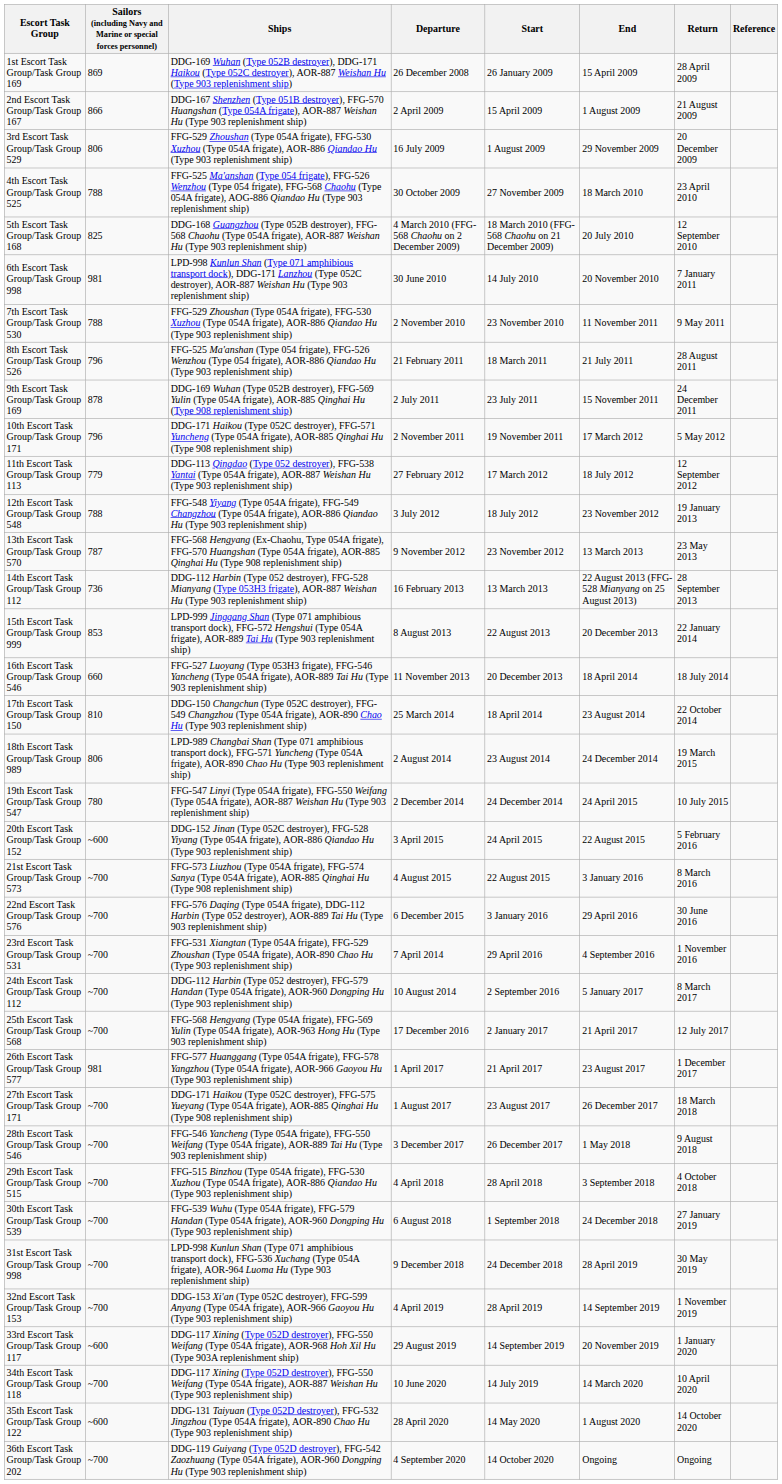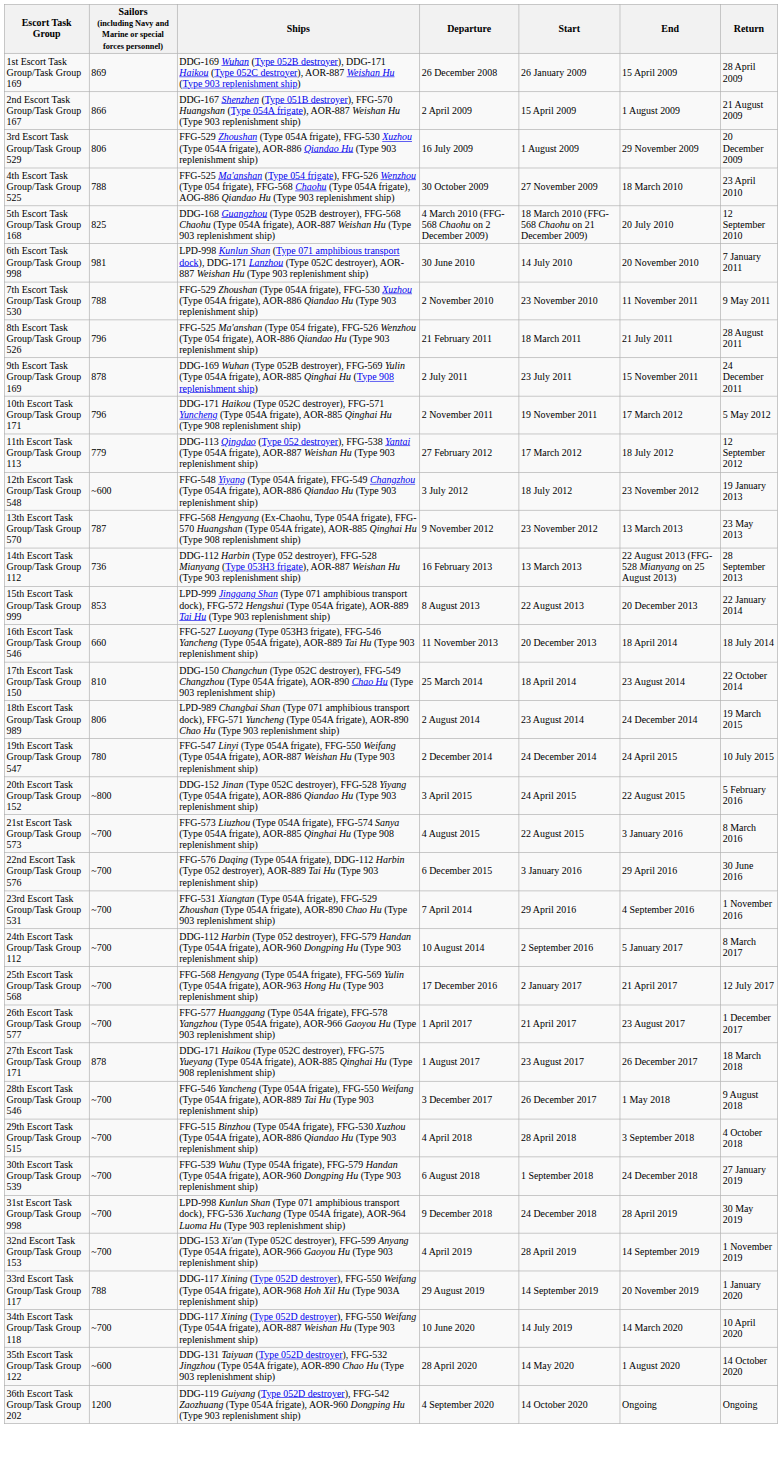- column: (754, 29)
(95, 513) 788 -> (101, 491) ~600
(98, 840) ~600 -> (101, 795) ~800
(95, 1068) 981 -> (101, 1024) ~700
(98, 1106) ~700 -> (99, 1062) 878
(98, 1346) ~600 -> (99, 1290) 788
(98, 1460) ~700 -> (101, 1404) 1200
